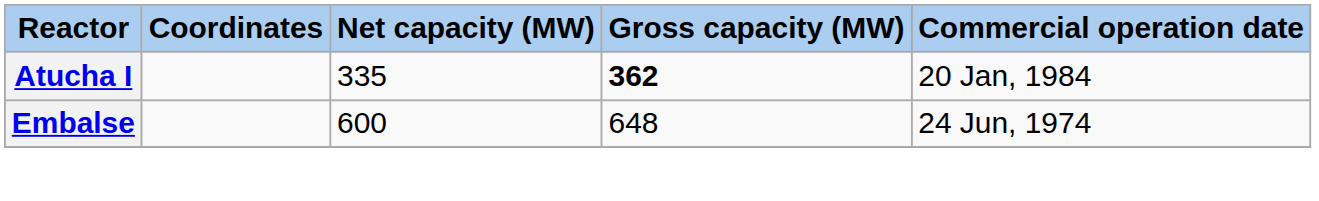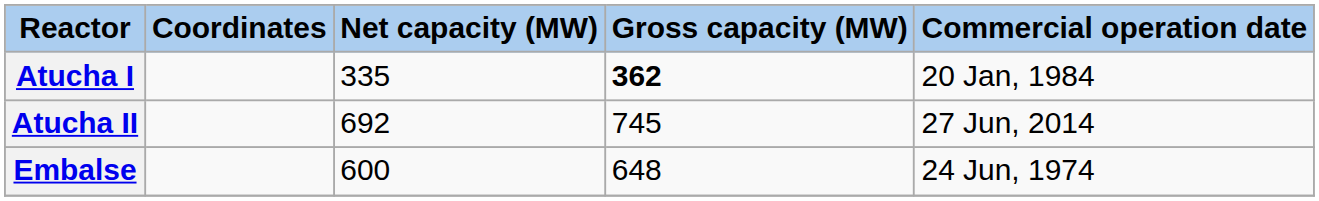+ row: (75, 123)
